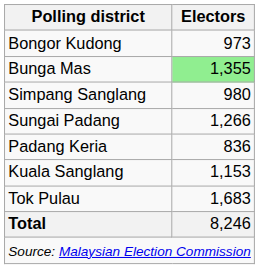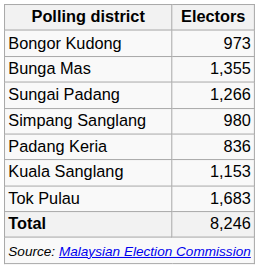(230, 69) lightgreen background -> (230, 69) no background
rows swapped: (64, 120) <-> (77, 95)
